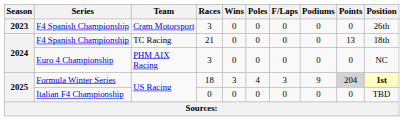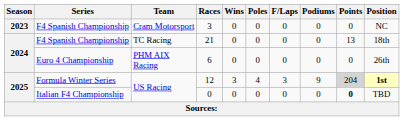(382, 26) 26th -> (382, 26) NC
(209, 60) 3 -> (209, 60) 6
(382, 60) NC -> (382, 60) 26th
(209, 80) 18 -> (209, 80) 12
(351, 94) normal -> (351, 94) bold
